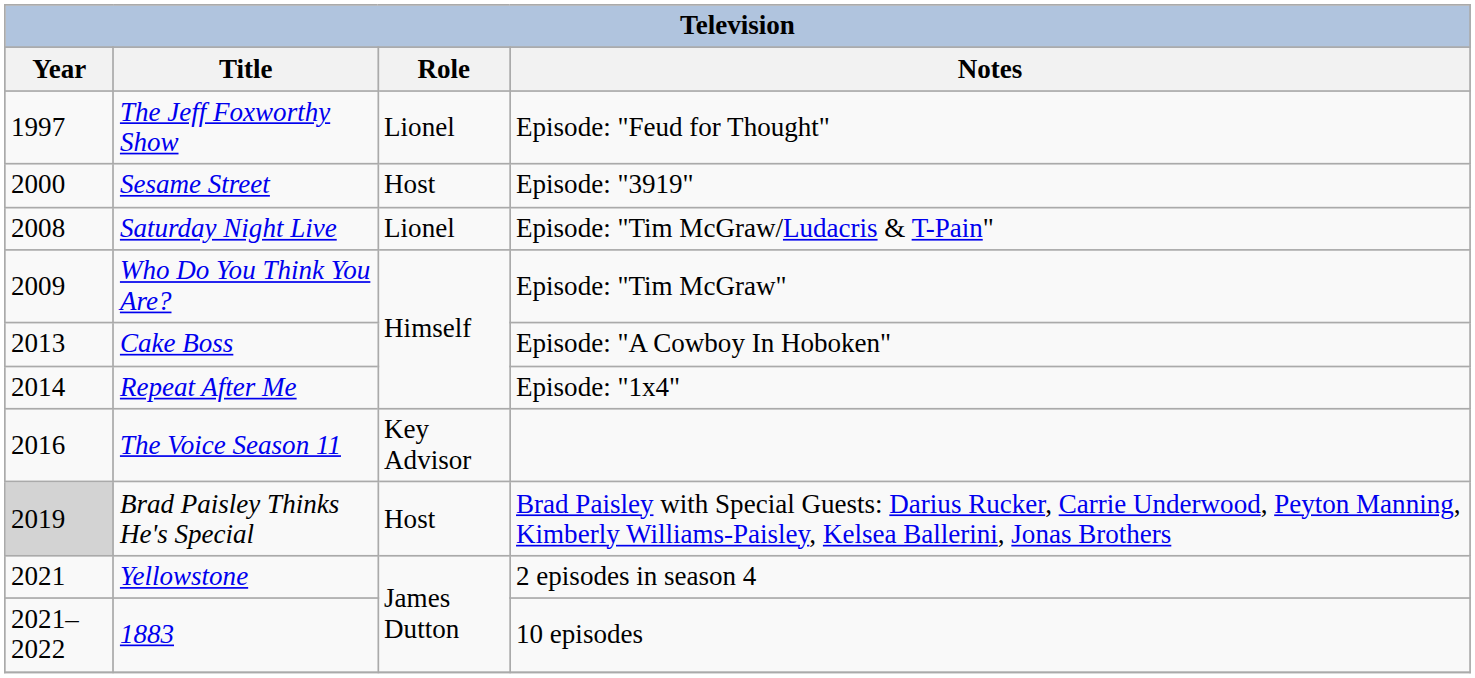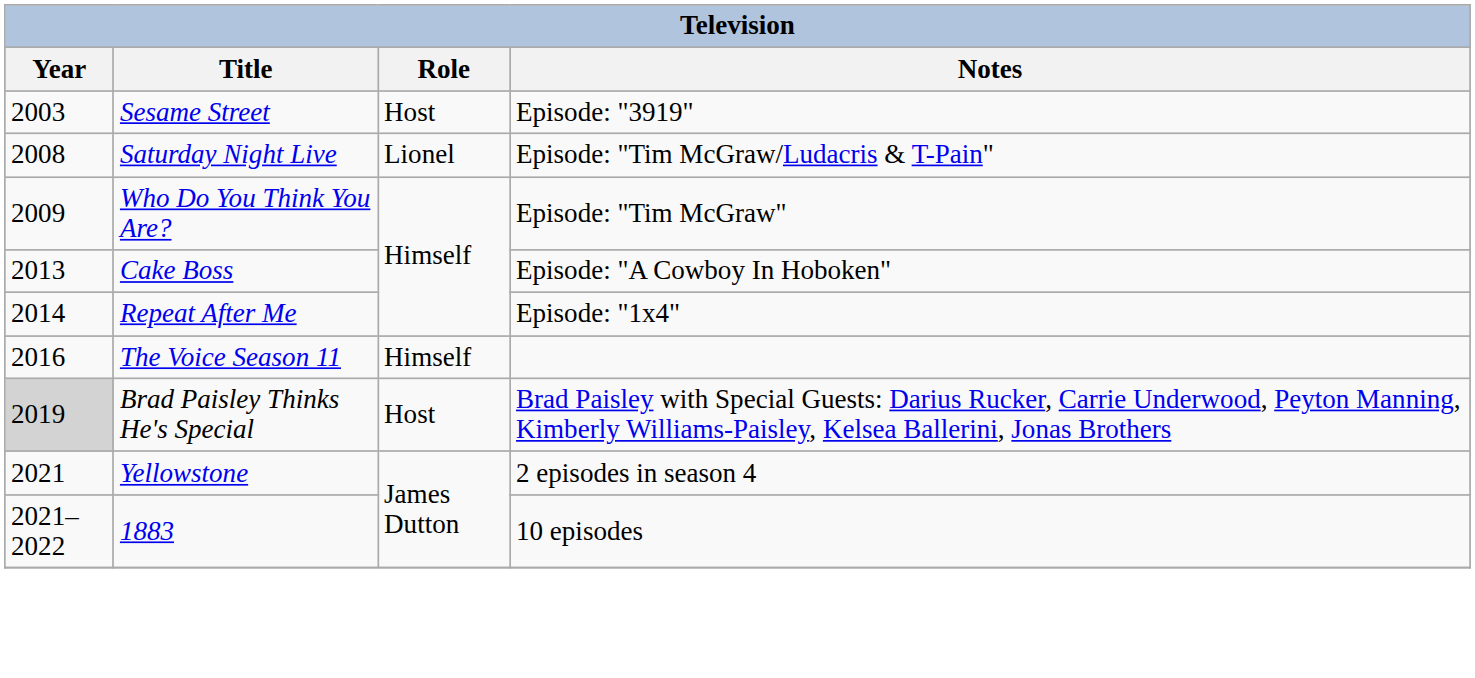- row: (225, 126)
(38, 185) 2000 -> (38, 111) 2003
(428, 445) Key Advisor -> (428, 356) Himself
